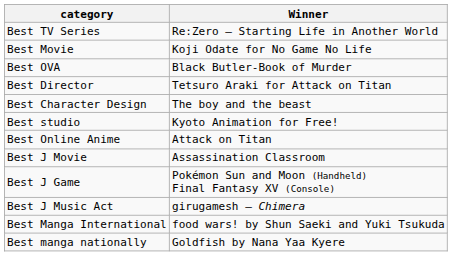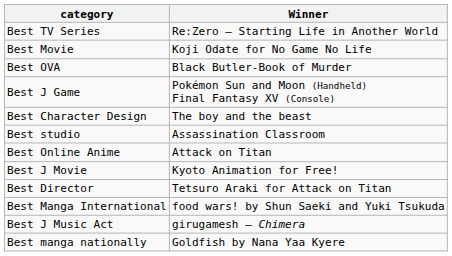rows swapped: (50, 85) <-> (44, 182)
(255, 121) Kyoto Animation for Free! -> (248, 134) Assassination Classroom
(248, 158) Assassination Classroom -> (255, 170) Kyoto Animation for Free!
rows swapped: (60, 206) <-> (87, 224)
